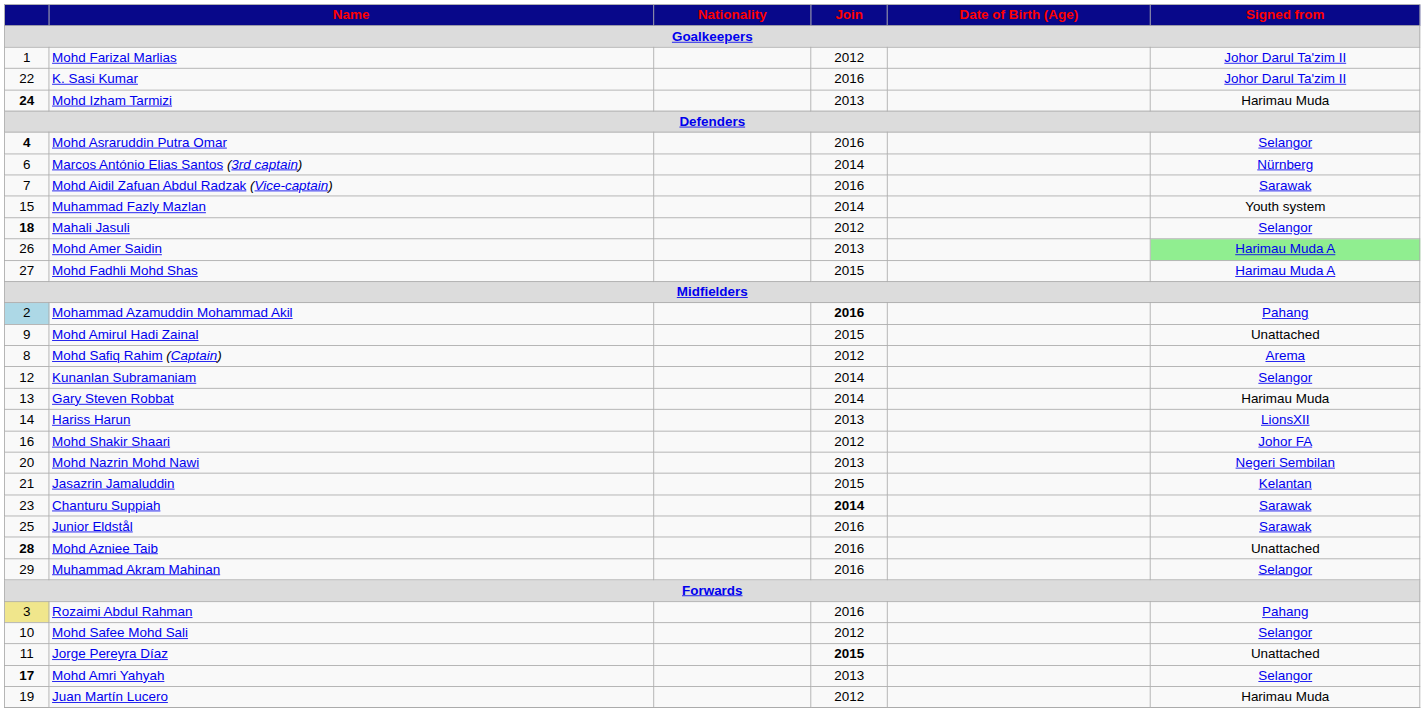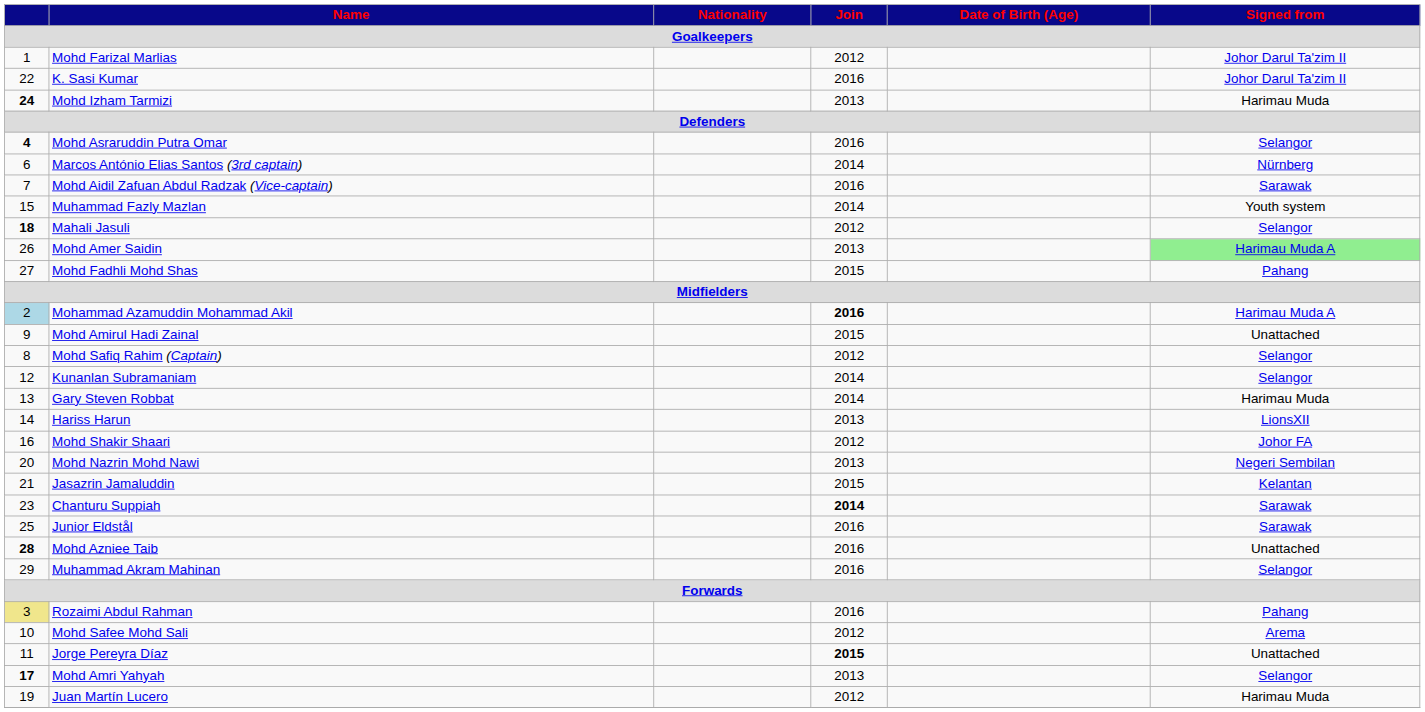(1285, 270) Harimau Muda A -> (1285, 270) Pahang
(1285, 313) Pahang -> (1285, 313) Harimau Muda A
(1285, 356) Arema -> (1285, 356) Selangor
(1285, 633) Selangor -> (1285, 633) Arema
